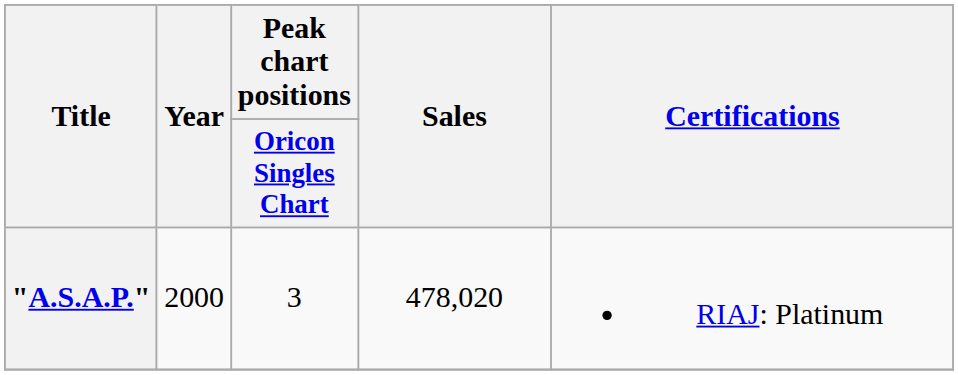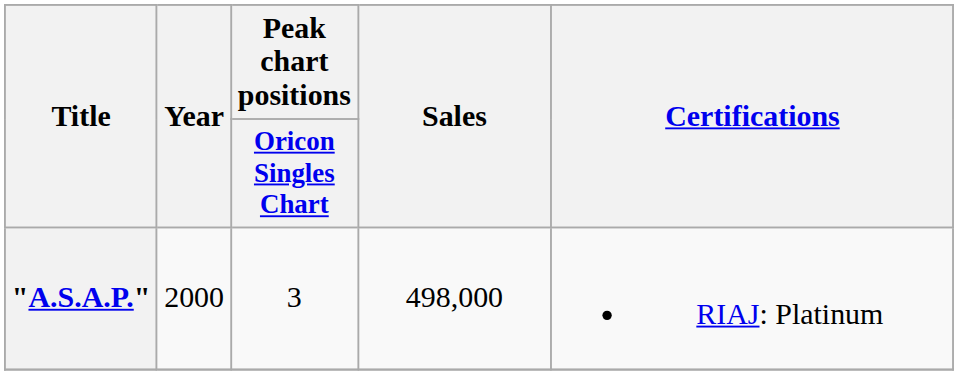(454, 297) 478,020 -> (454, 297) 498,000
